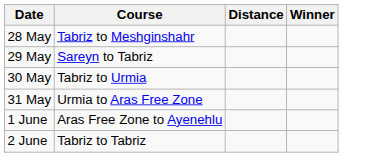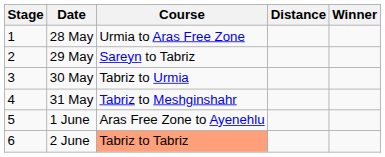+ column: (26, 15)
(126, 36) Tabriz to Meshginshahr -> (172, 36) Urmia to Aras Free Zone
(130, 99) Urmia to Aras Free Zone -> (168, 99) Tabriz to Meshginshahr
(102, 141) no background -> (144, 141) lightsalmon background
